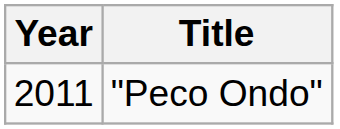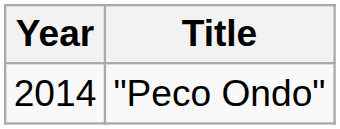(54, 92) 2011 -> (55, 92) 2014
